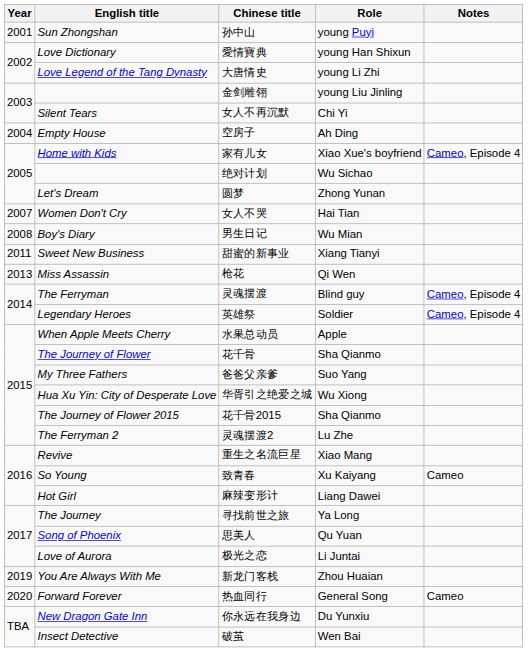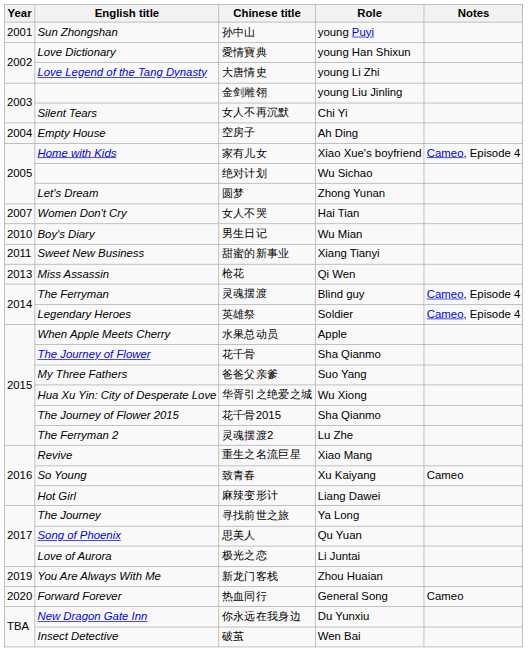(20, 234) 2008 -> (20, 234) 2010
